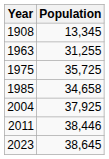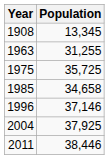+ row: (20, 107)
- row: (20, 145)
